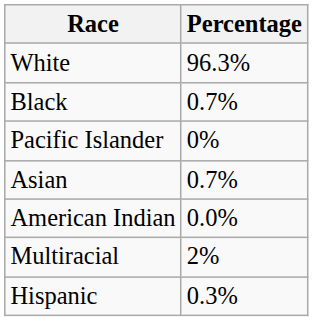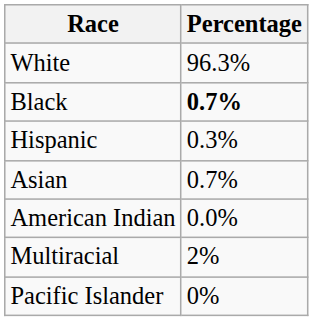(212, 101) normal -> (214, 101) bold
rows swapped: (54, 295) <-> (87, 140)
